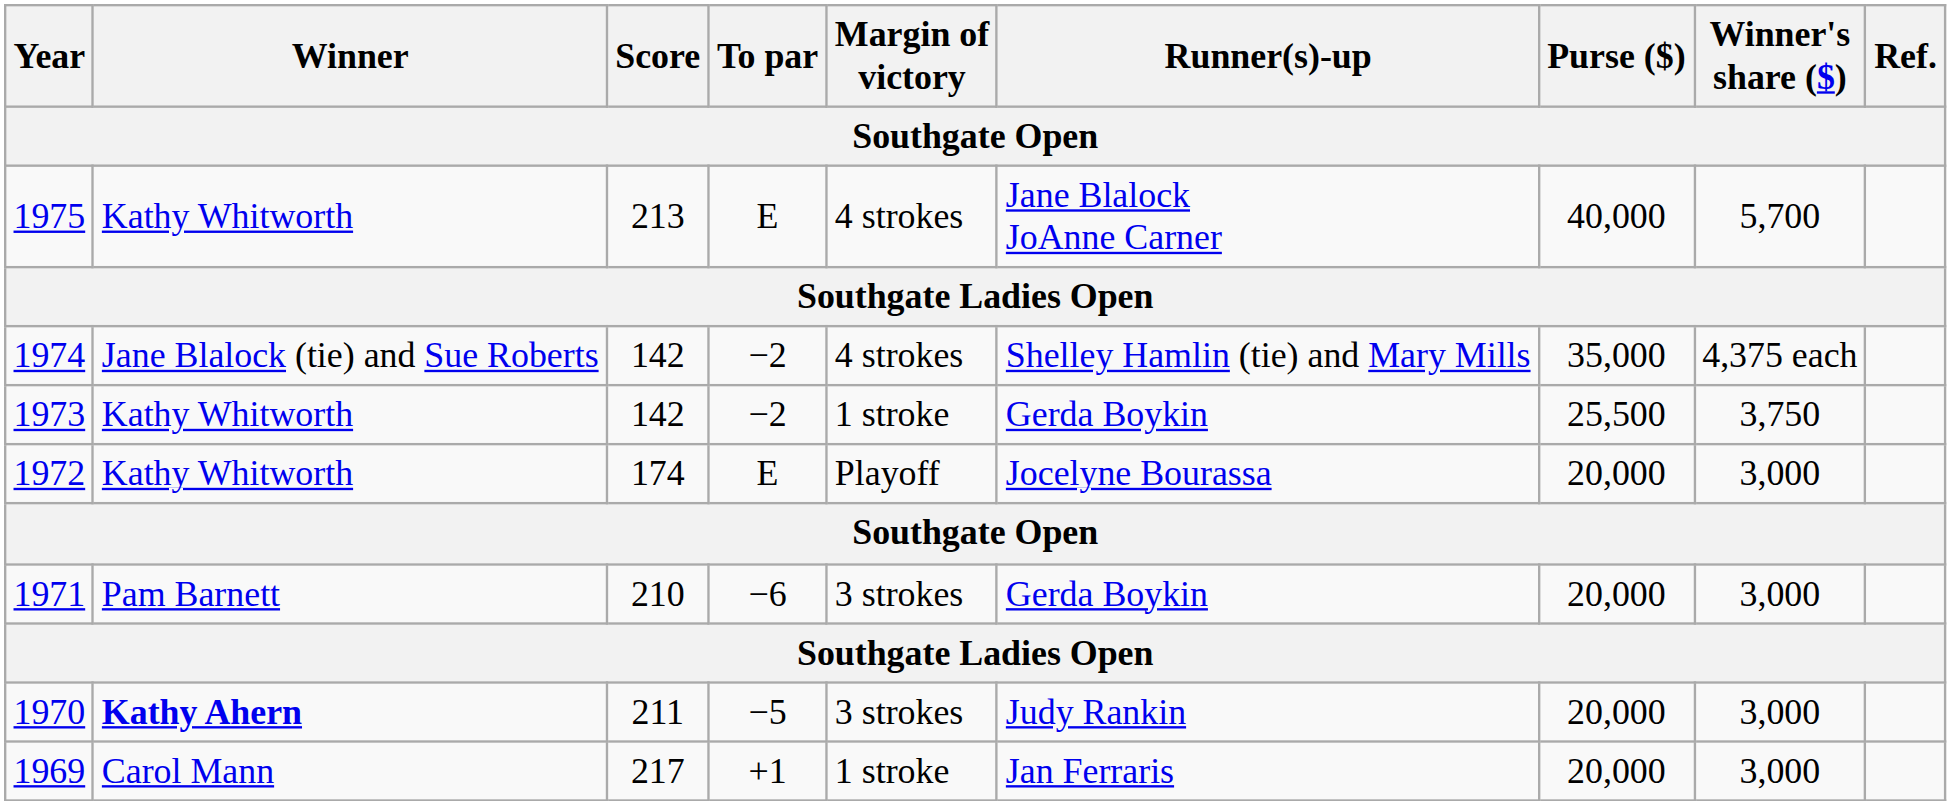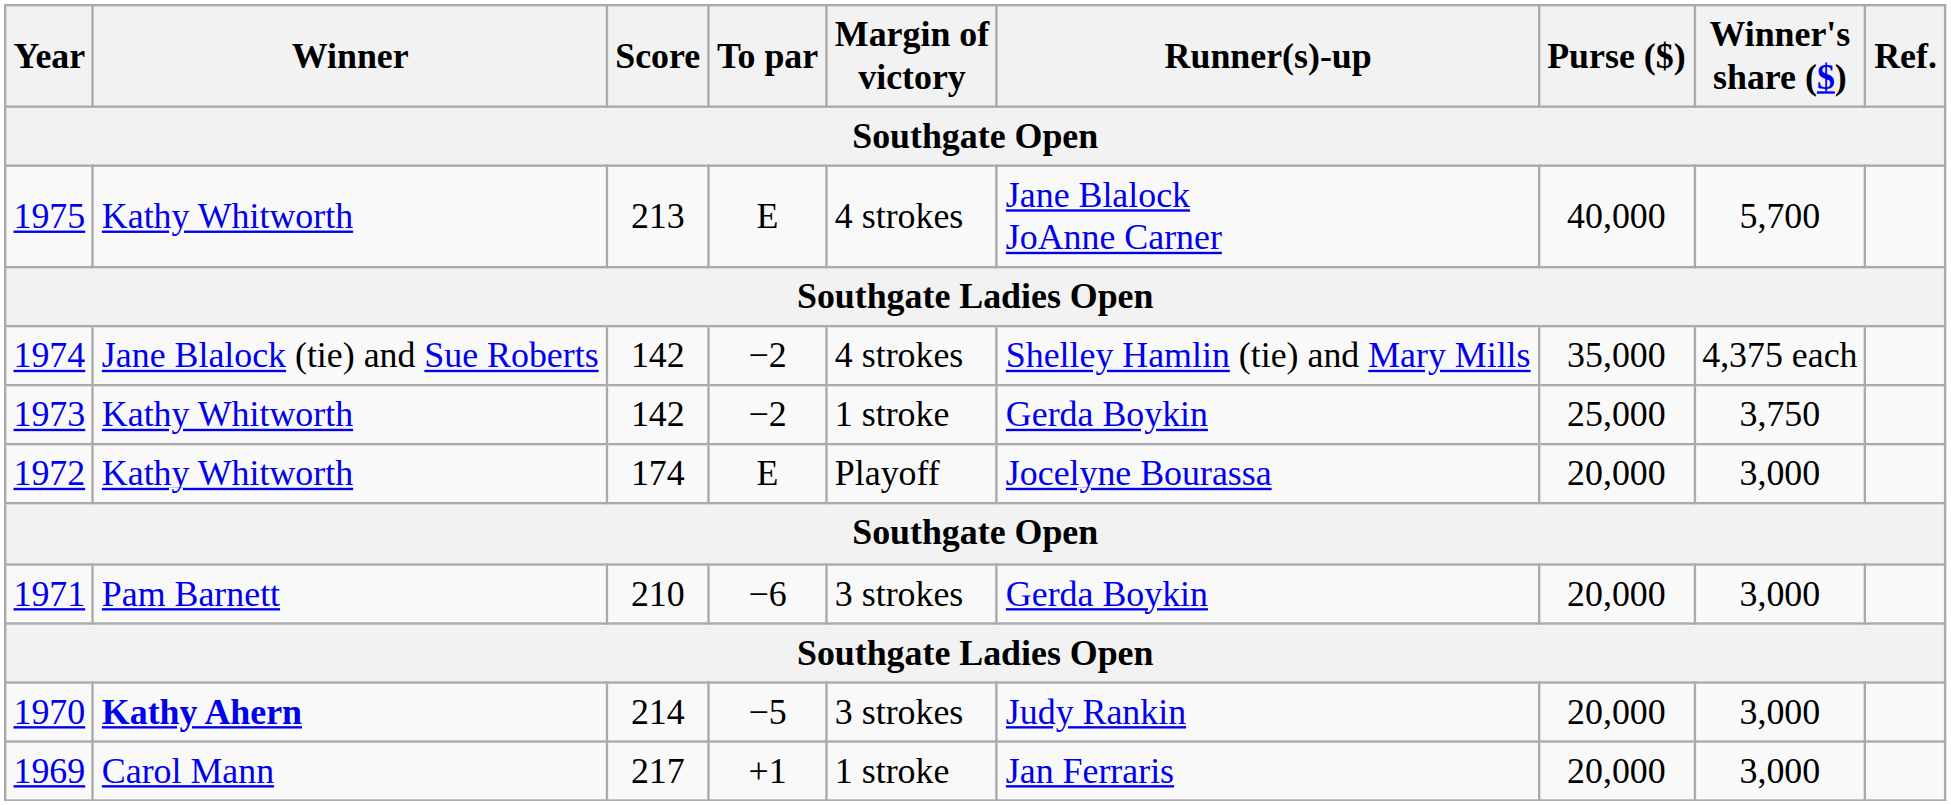(1616, 414) 25,500 -> (1616, 414) 25,000
(658, 710) 211 -> (658, 710) 214
